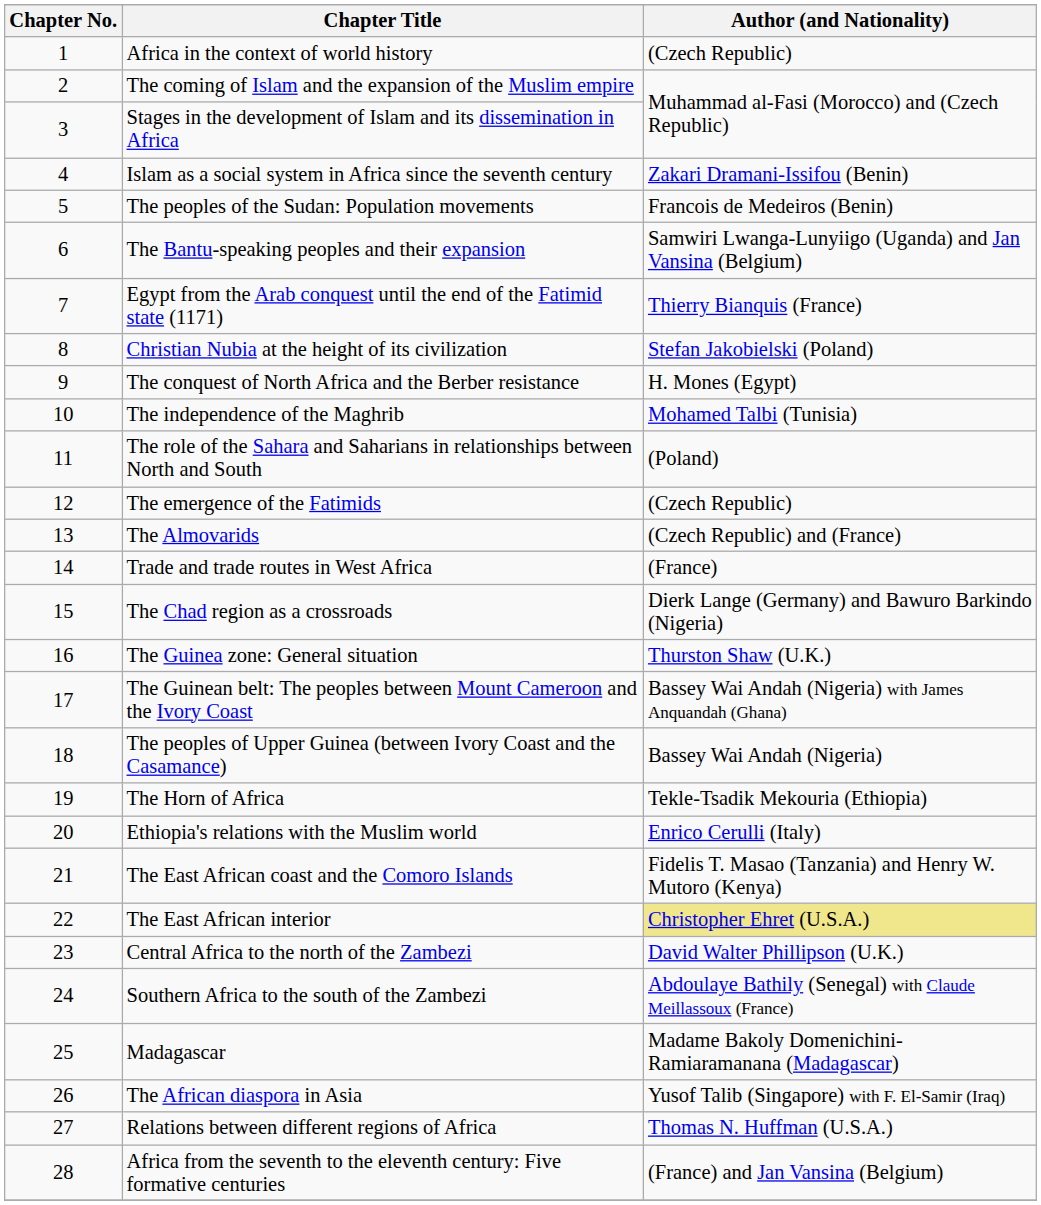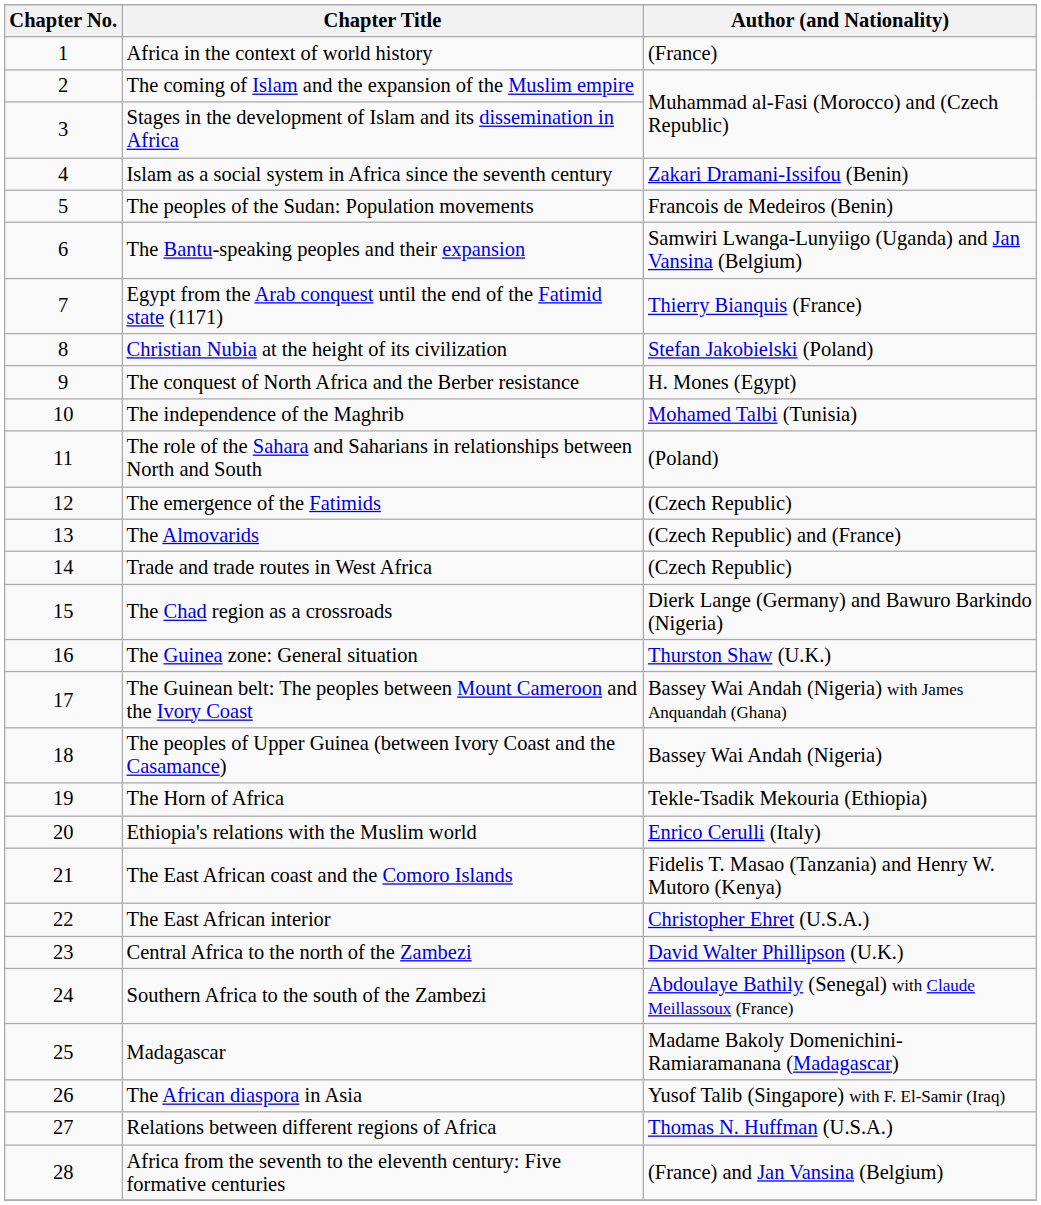(720, 53) (Czech Republic) -> (683, 53) (France)
(683, 567) (France) -> (720, 567) (Czech Republic)
(759, 919) khaki background -> (759, 919) no background
